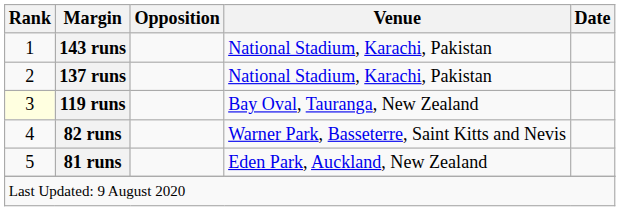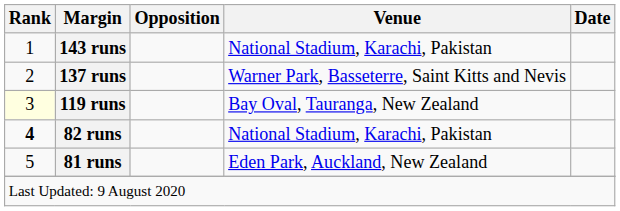(360, 76) National Stadium, Karachi, Pakistan -> (397, 76) Warner Park, Basseterre, Saint Kitts and Nevis
(30, 133) normal -> (30, 133) bold
(397, 133) Warner Park, Basseterre, Saint Kitts and Nevis -> (360, 133) National Stadium, Karachi, Pakistan
